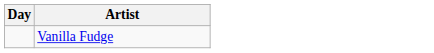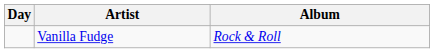+ column: (320, 15)
